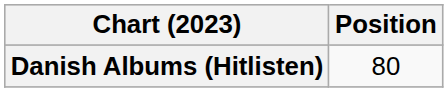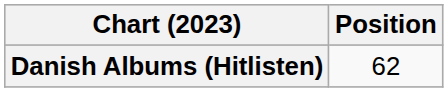(386, 65) 80 -> (386, 65) 62
